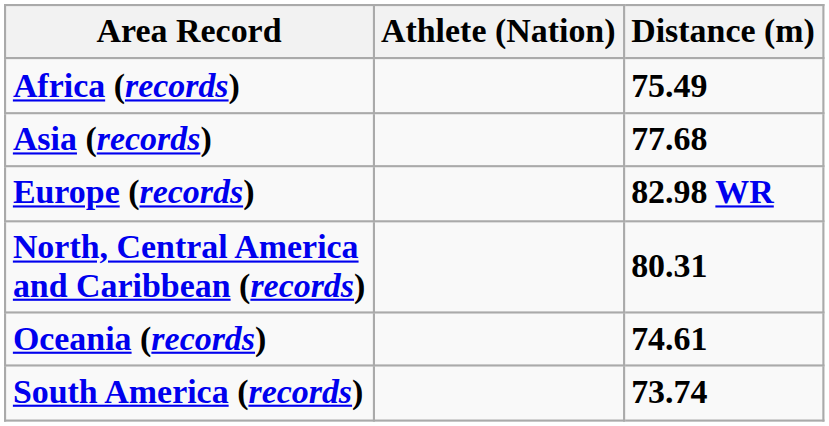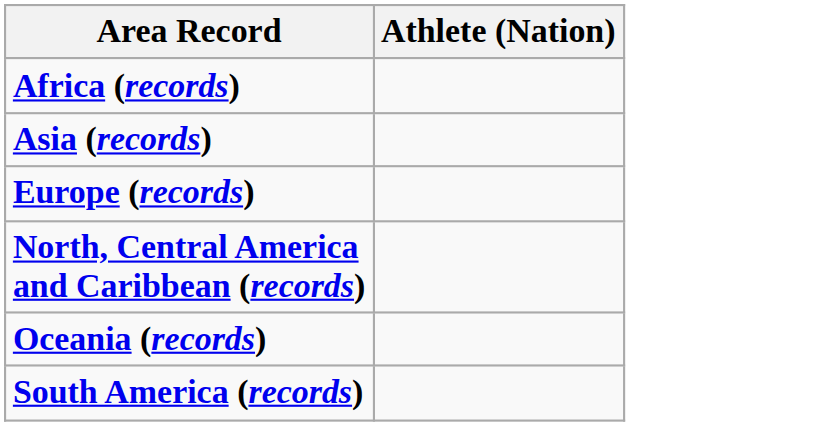- column: (723, 31)
